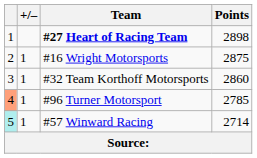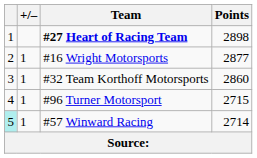(236, 57) 2875 -> (236, 57) 2877
(11, 100) lightsalmon background -> (11, 100) no background
(236, 100) 2785 -> (236, 100) 2715
